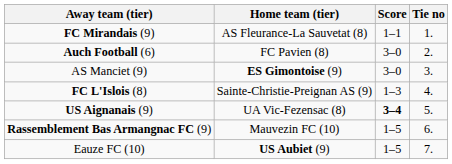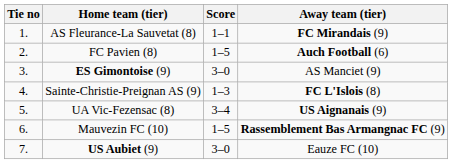columns swapped: (428, 14) <-> (109, 14)
(392, 52) 3–0 -> (221, 52) 1–5
(392, 110) bold -> (221, 110) normal
(392, 149) 1–5 -> (221, 149) 3–0
